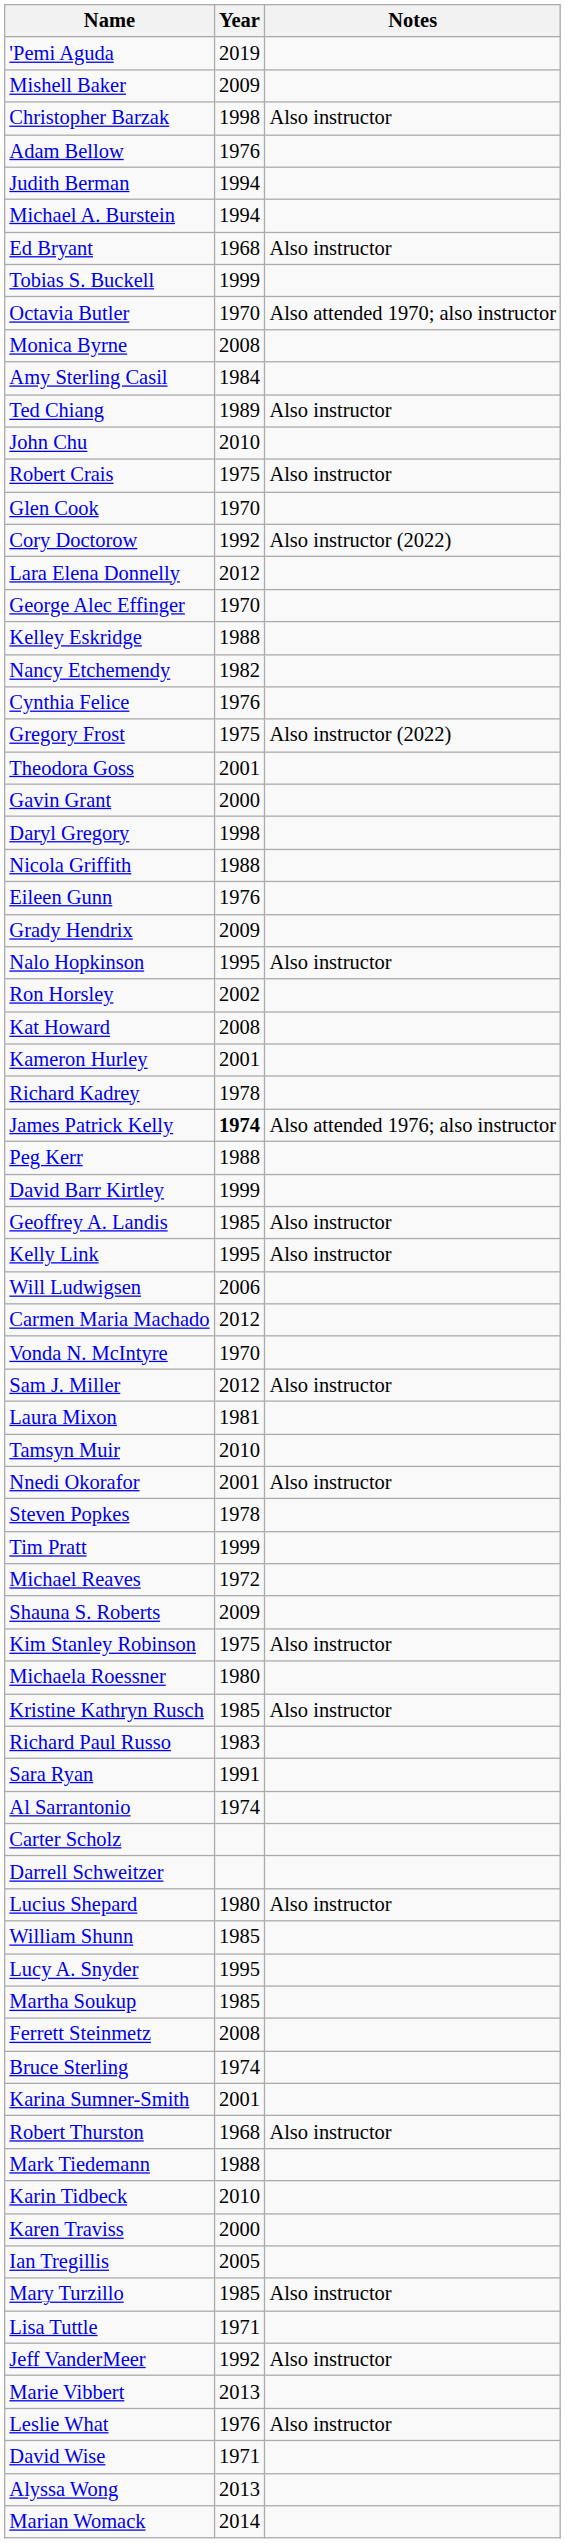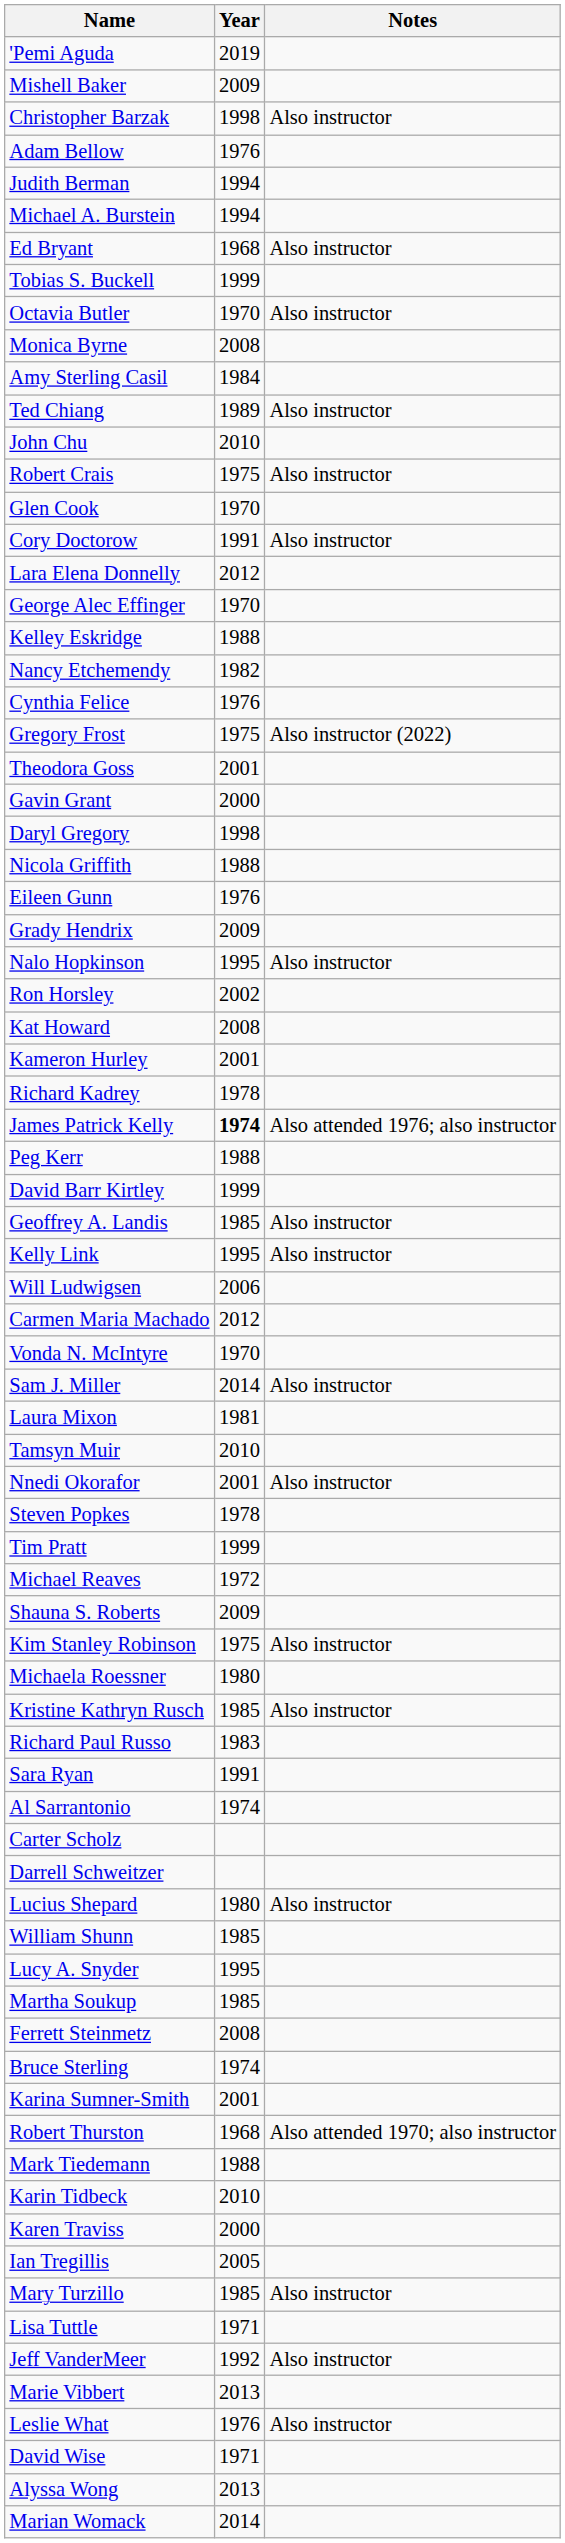(413, 313) Also attended 1970; also instructor -> (331, 313) Also instructor
(239, 540) 1992 -> (239, 540) 1991
(360, 540) Also instructor (2022) -> (331, 540) Also instructor
(239, 1384) 2012 -> (239, 1384) 2014
(331, 2131) Also instructor -> (413, 2131) Also attended 1970; also instructor
